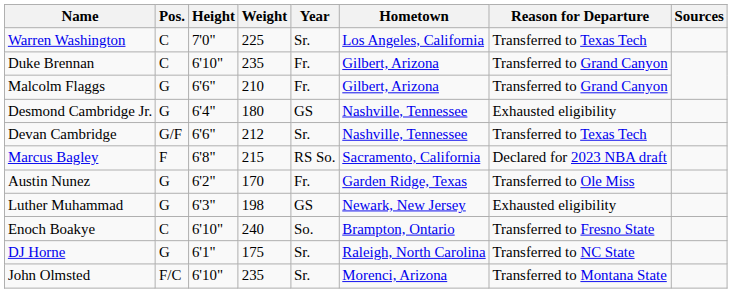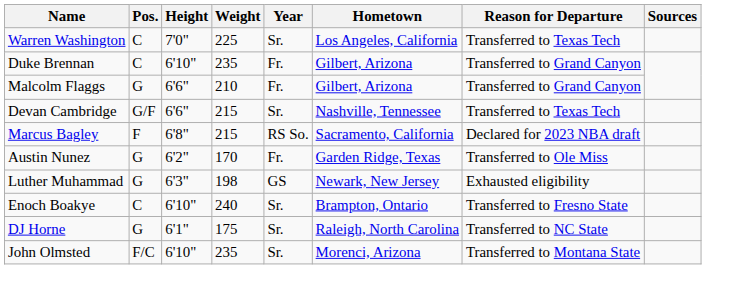- row: (80, 110)
(253, 134) 212 -> (226, 110) 215
(304, 228) So. -> (275, 205) Sr.
